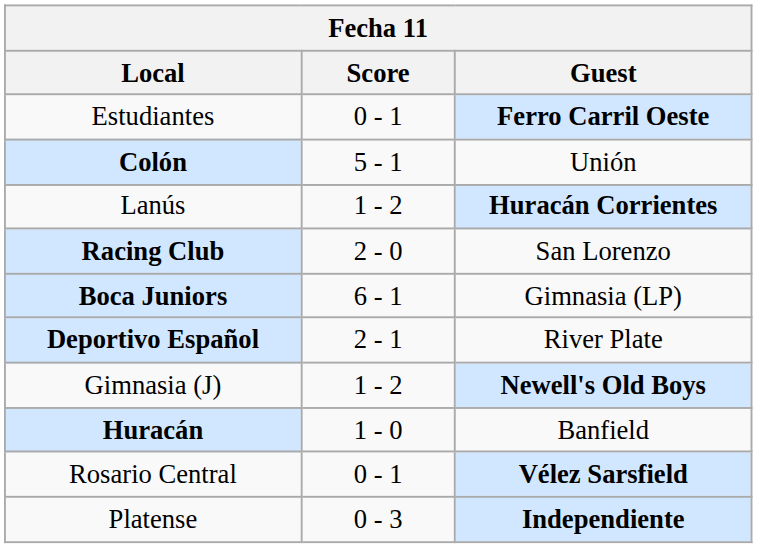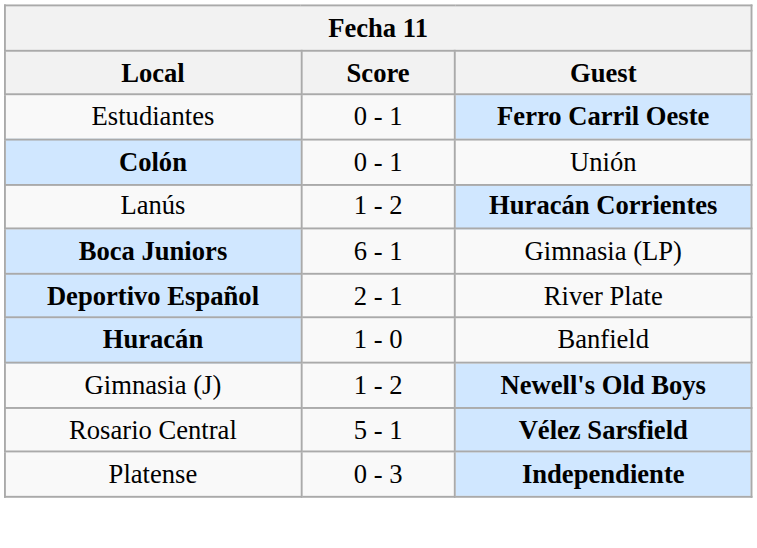(378, 161) 5 - 1 -> (378, 161) 0 - 1
- row: (153, 250)
rows swapped: (153, 429) <-> (153, 384)
(378, 473) 0 - 1 -> (378, 429) 5 - 1
